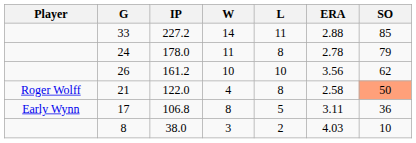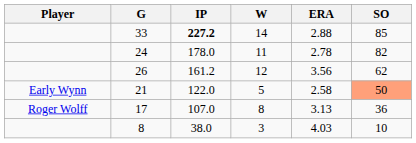- column: (281, 14)
(176, 33) normal -> (201, 33) bold
(385, 52) 79 -> (381, 52) 82
(228, 71) 10 -> (261, 71) 12
(51, 90) Roger Wolff -> (58, 90) Early Wynn
(228, 90) 4 -> (261, 90) 5
(51, 109) Early Wynn -> (58, 109) Roger Wolff
(176, 109) 106.8 -> (201, 109) 107.0
(333, 109) 3.11 -> (321, 109) 3.13
